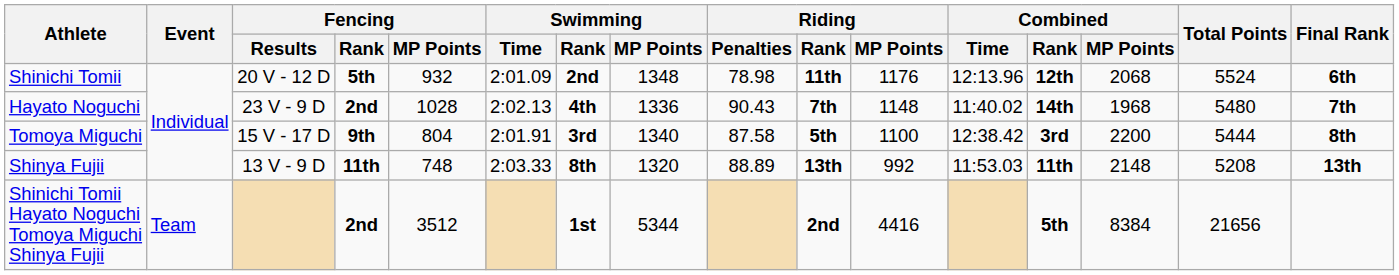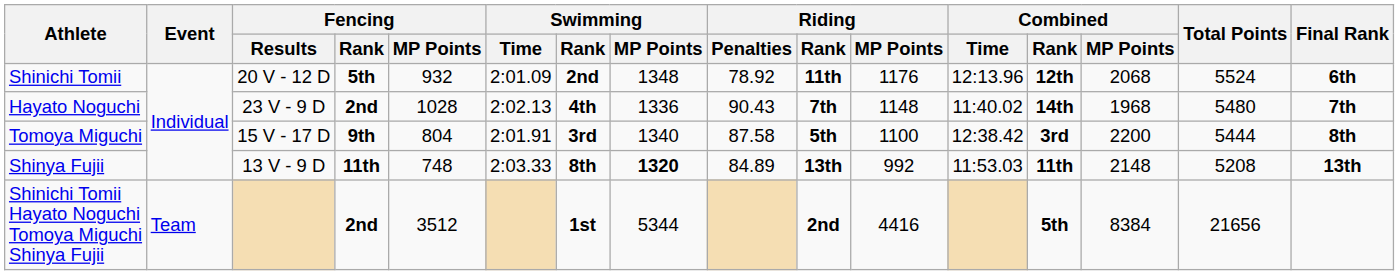(752, 78) 78.98 -> (752, 78) 78.92
(658, 165) normal -> (658, 165) bold
(752, 165) 88.89 -> (752, 165) 84.89
